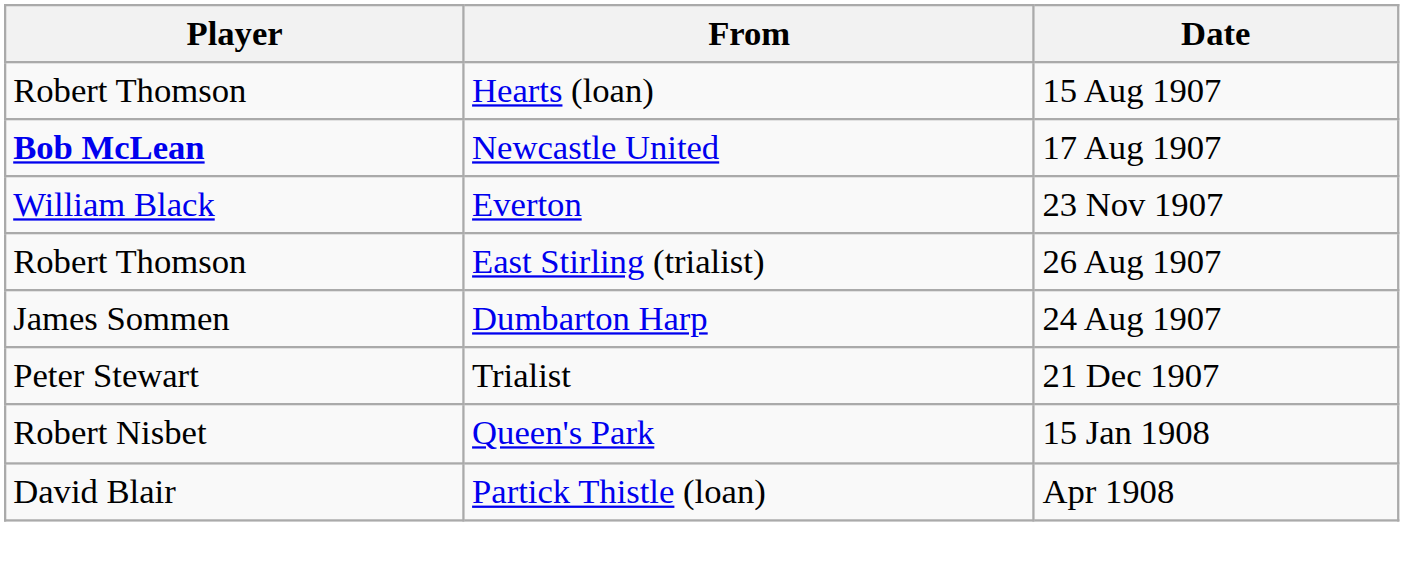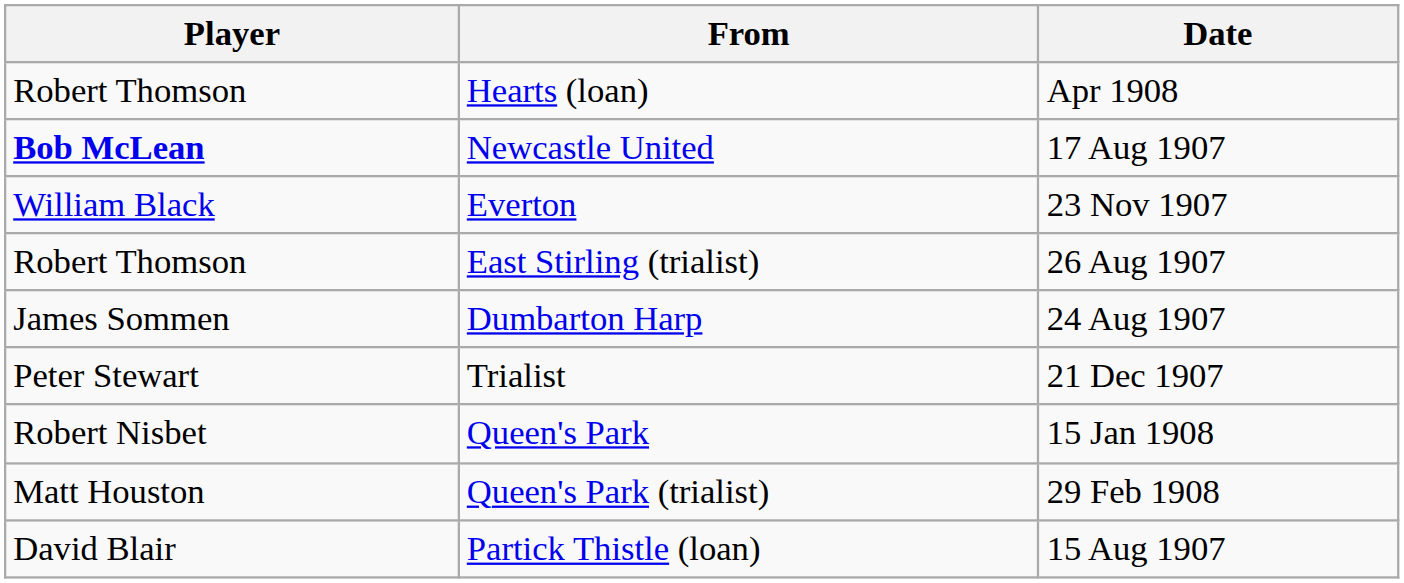(1132, 90) 15 Aug 1907 -> (1113, 90) Apr 1908
+ row: (618, 490)
(1108, 490) Apr 1908 -> (1136, 547) 15 Aug 1907
